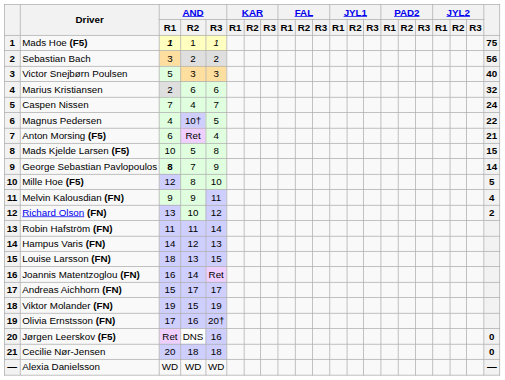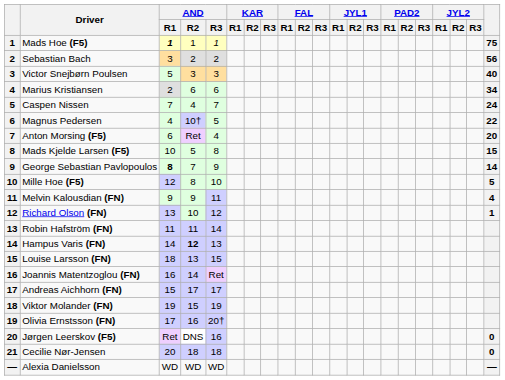(492, 89) 32 -> (492, 89) 34
(492, 135) 21 -> (492, 135) 20
(492, 212) 2 -> (492, 212) 1
(193, 243) normal -> (193, 243) bold
